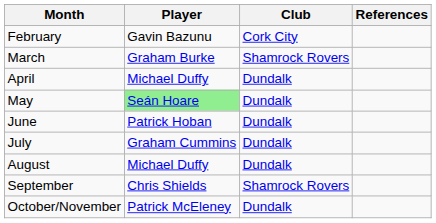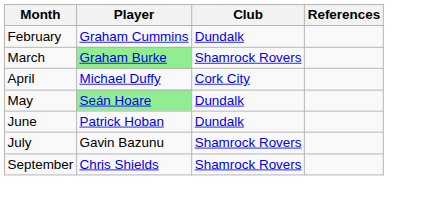(169, 36) Gavin Bazunu -> (134, 36) Graham Cummins
(270, 36) Cork City -> (219, 36) Dundalk
(171, 57) no background -> (123, 57) lightgreen background
(267, 79) Dundalk -> (222, 79) Cork City
(182, 143) Graham Cummins -> (122, 143) Gavin Bazunu
(267, 143) Dundalk -> (248, 143) Shamrock Rovers
- row: (28, 164)
- row: (64, 206)
